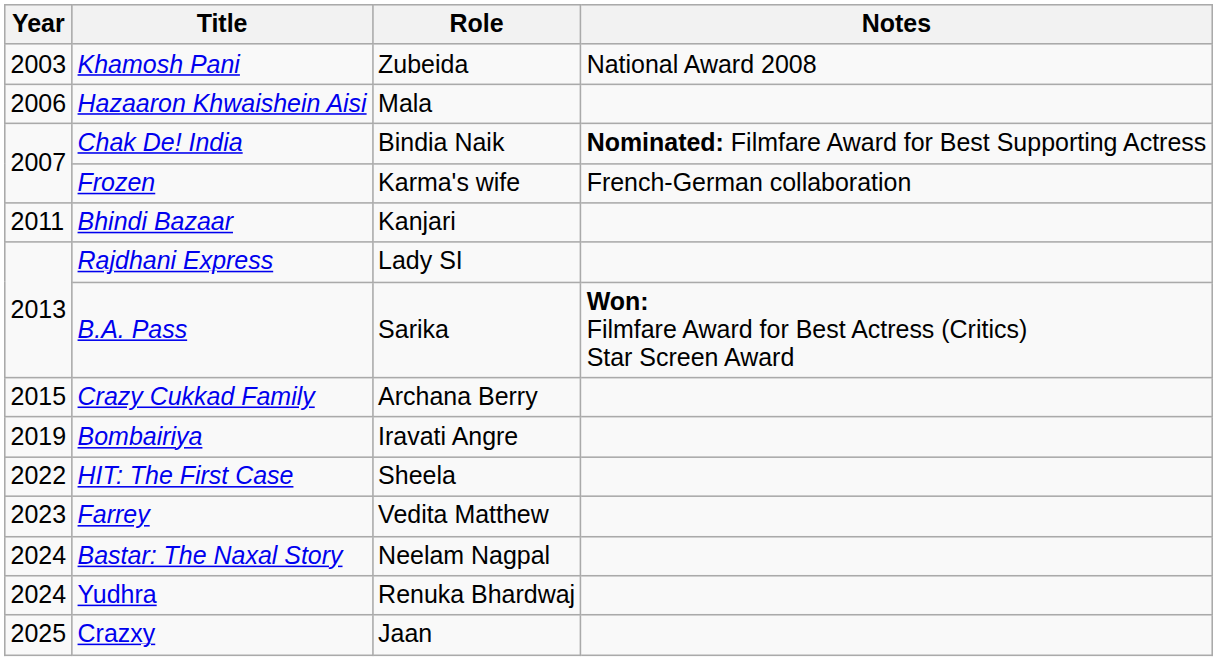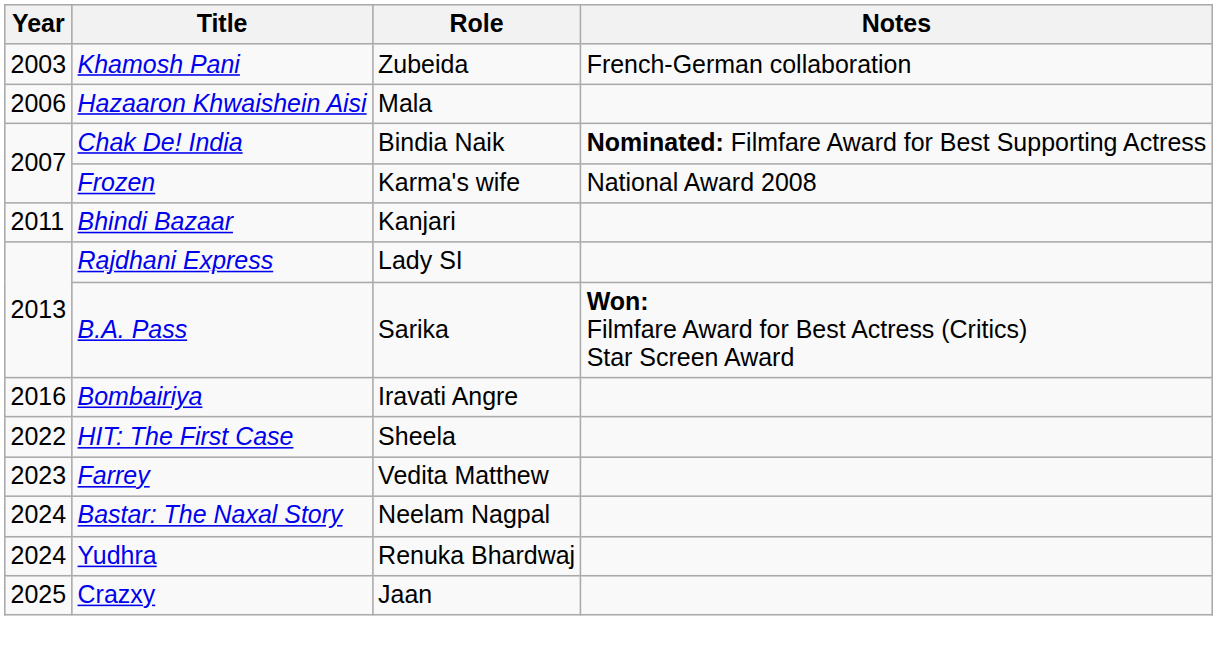(702, 63) National Award 2008 -> (749, 63) French-German collaboration
(749, 182) French-German collaboration -> (702, 182) National Award 2008
- row: (196, 397)
(38, 436) 2019 -> (38, 397) 2016
